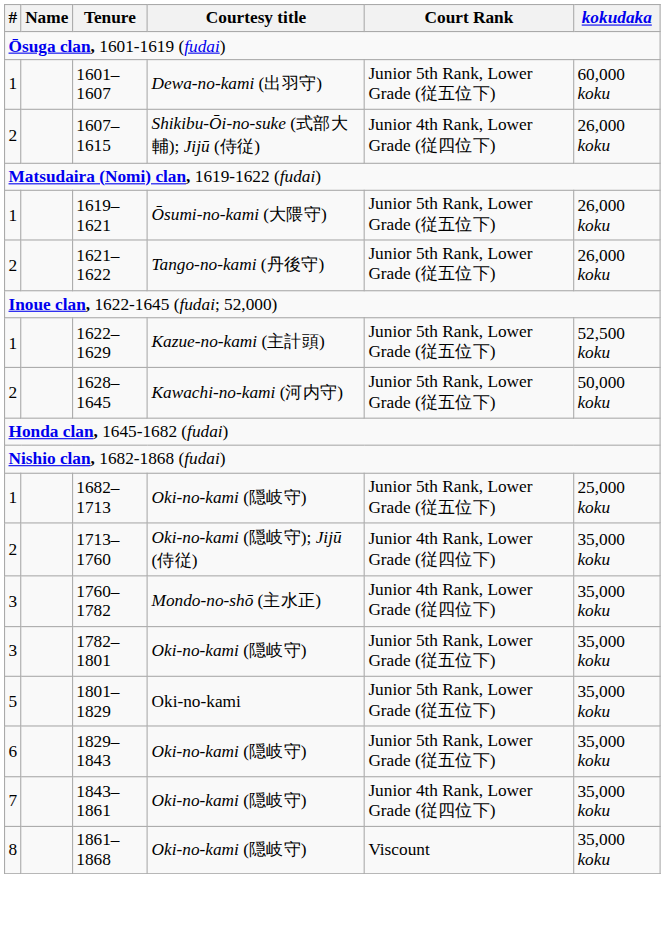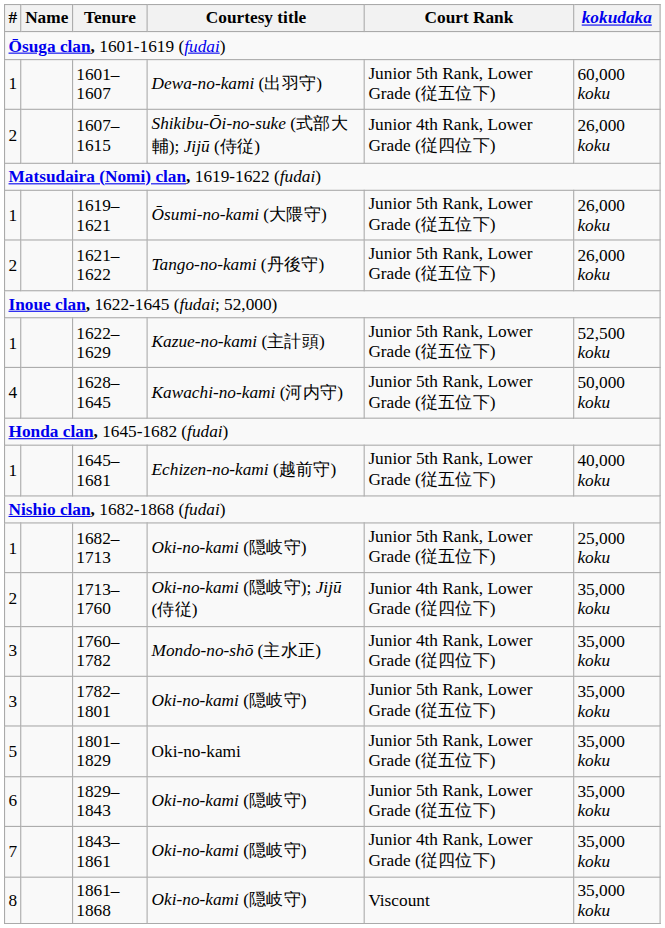(13, 392) 2 -> (13, 392) 4
+ row: (98, 470)
